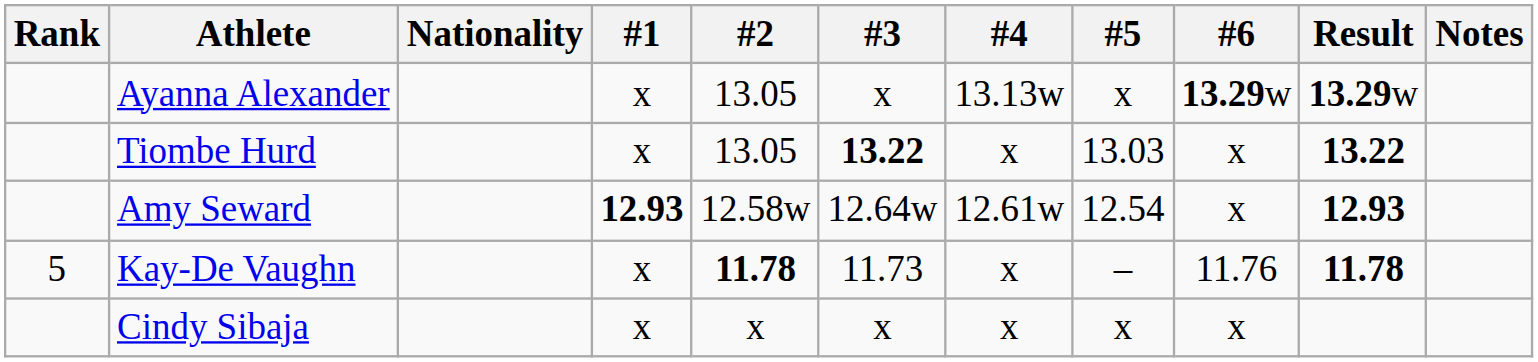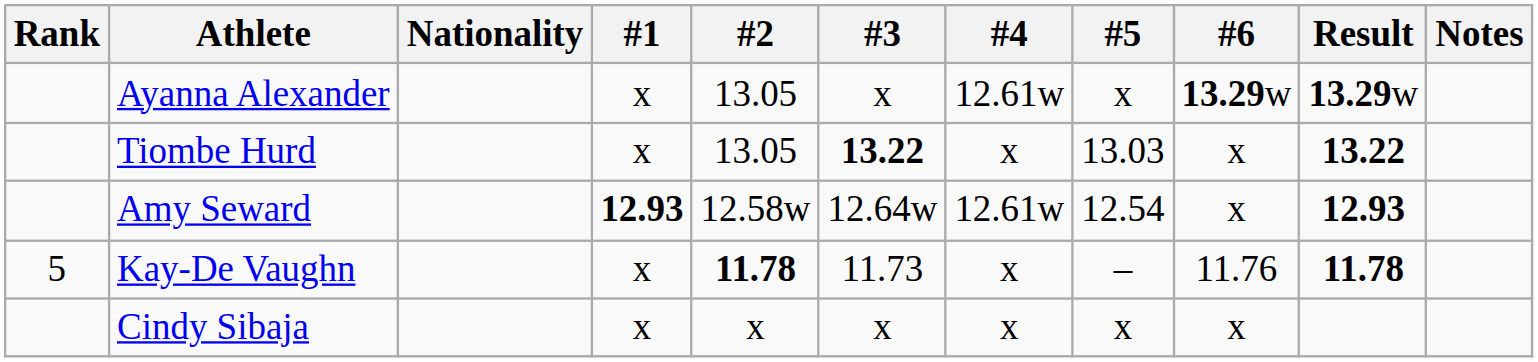(1009, 92) 13.13w -> (1009, 92) 12.61w
